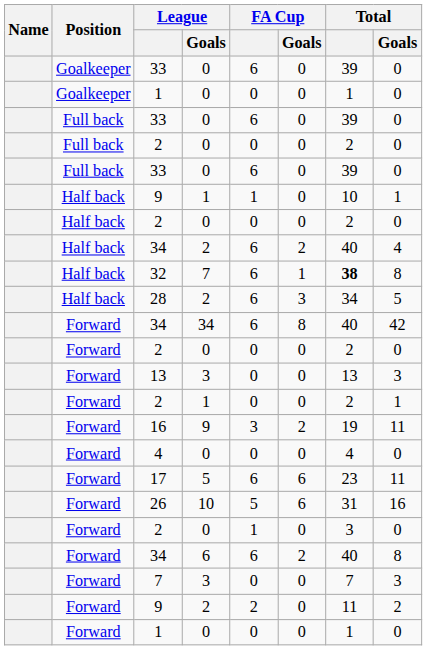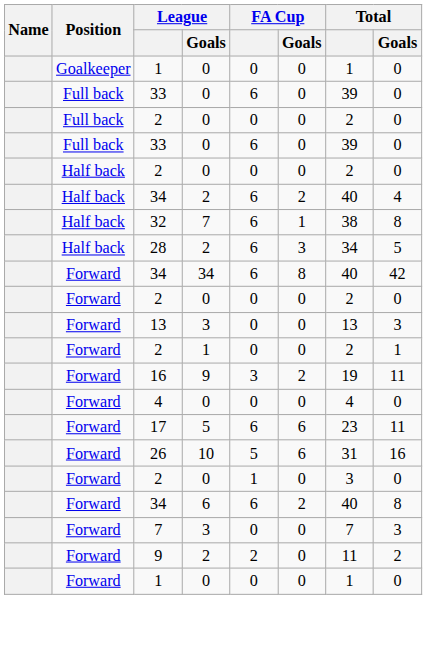- row: (93, 68)
- row: (93, 196)
(350, 273) bold -> (350, 222) normal
